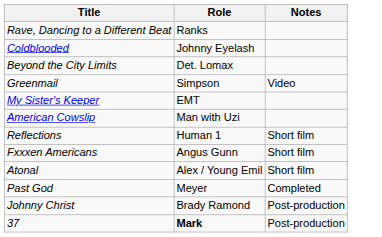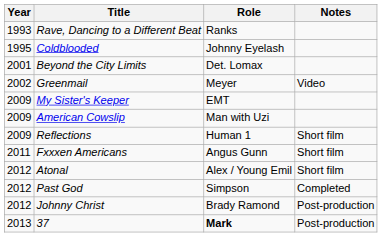+ column: (19, 13)
(198, 83) Simpson -> (221, 83) Meyer
(192, 188) Meyer -> (228, 188) Simpson
